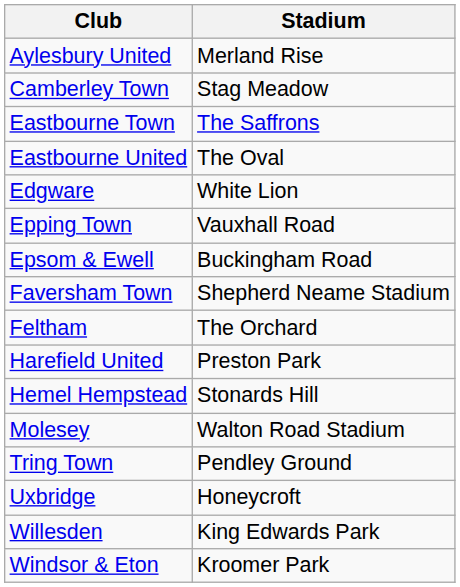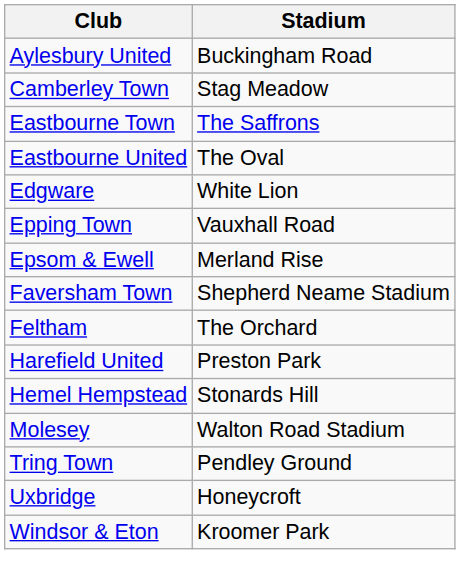(260, 55) Merland Rise -> (285, 55) Buckingham Road
(285, 259) Buckingham Road -> (260, 259) Merland Rise
- row: (56, 531)
